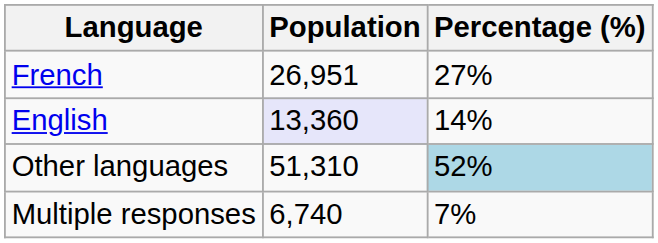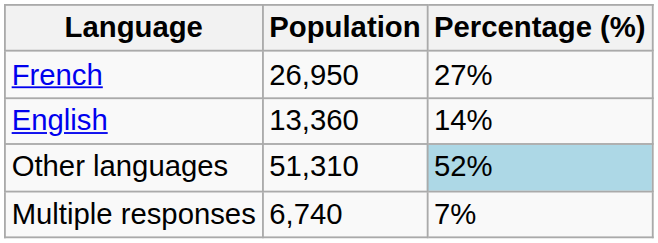(314, 74) 26,951 -> (314, 74) 26,950
(314, 120) lavender background -> (314, 120) no background
